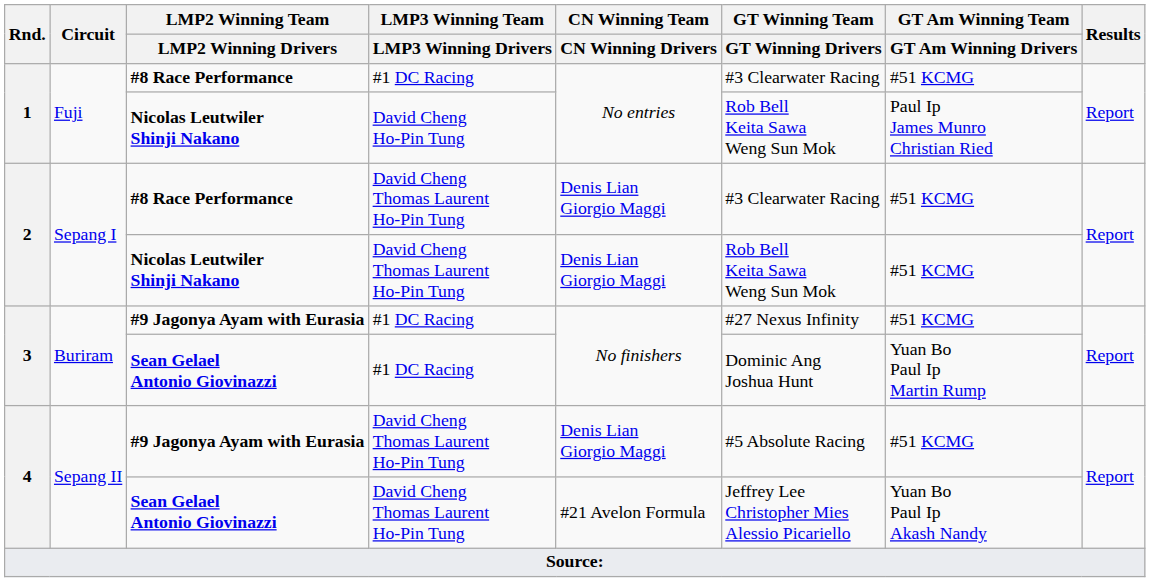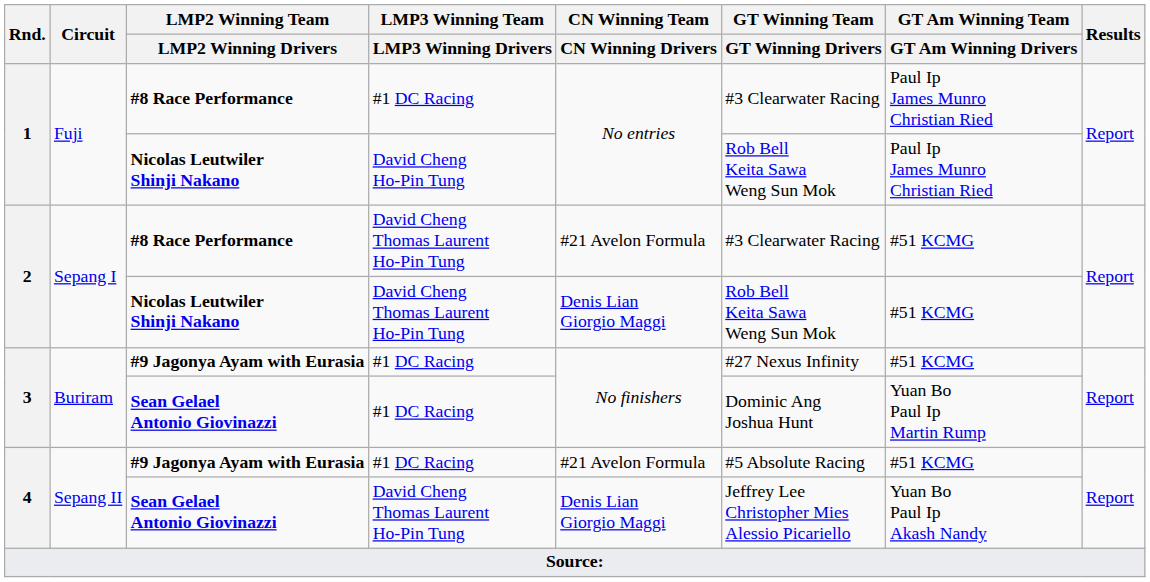(932, 77) #51 KCMG -> (941, 98) Paul Ip James Munro Christian Ried
(613, 199) Denis Lian Giorgio Maggi -> (633, 240) #21 Avelon Formula
(431, 441) David Cheng Thomas Laurent Ho-Pin Tung -> (423, 462) #1 DC Racing
(613, 441) Denis Lian Giorgio Maggi -> (633, 462) #21 Avelon Formula
(633, 512) #21 Avelon Formula -> (613, 512) Denis Lian Giorgio Maggi
